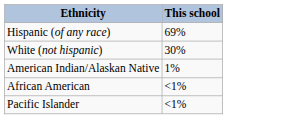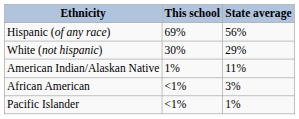+ column: (258, 13)
